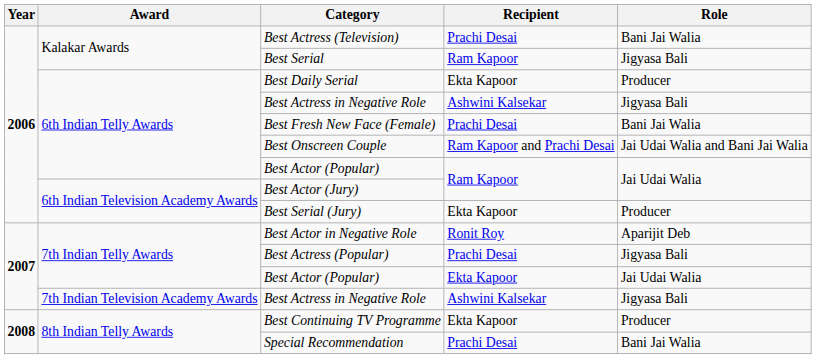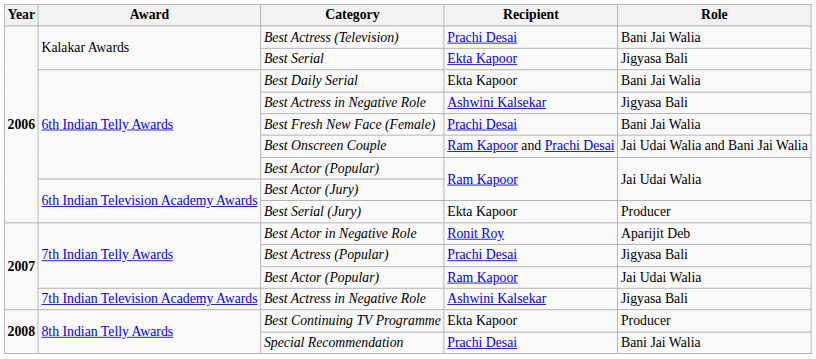(483, 59) Ram Kapoor -> (482, 59) Ekta Kapoor
(646, 80) Producer -> (661, 80) Bani Jai Walia
(482, 277) Ekta Kapoor -> (483, 277) Ram Kapoor
